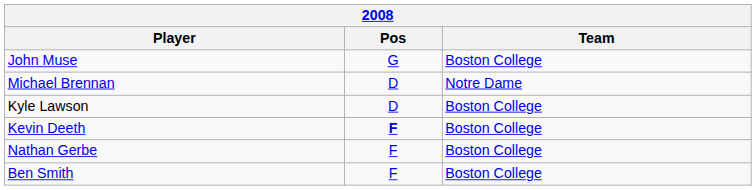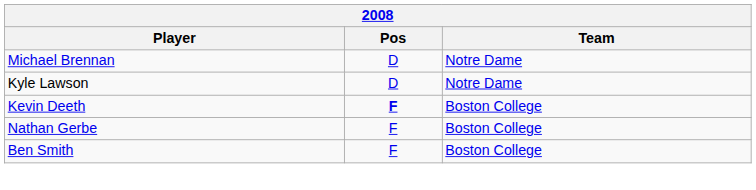- row: (43, 60)
(494, 106) Boston College -> (484, 83) Notre Dame
